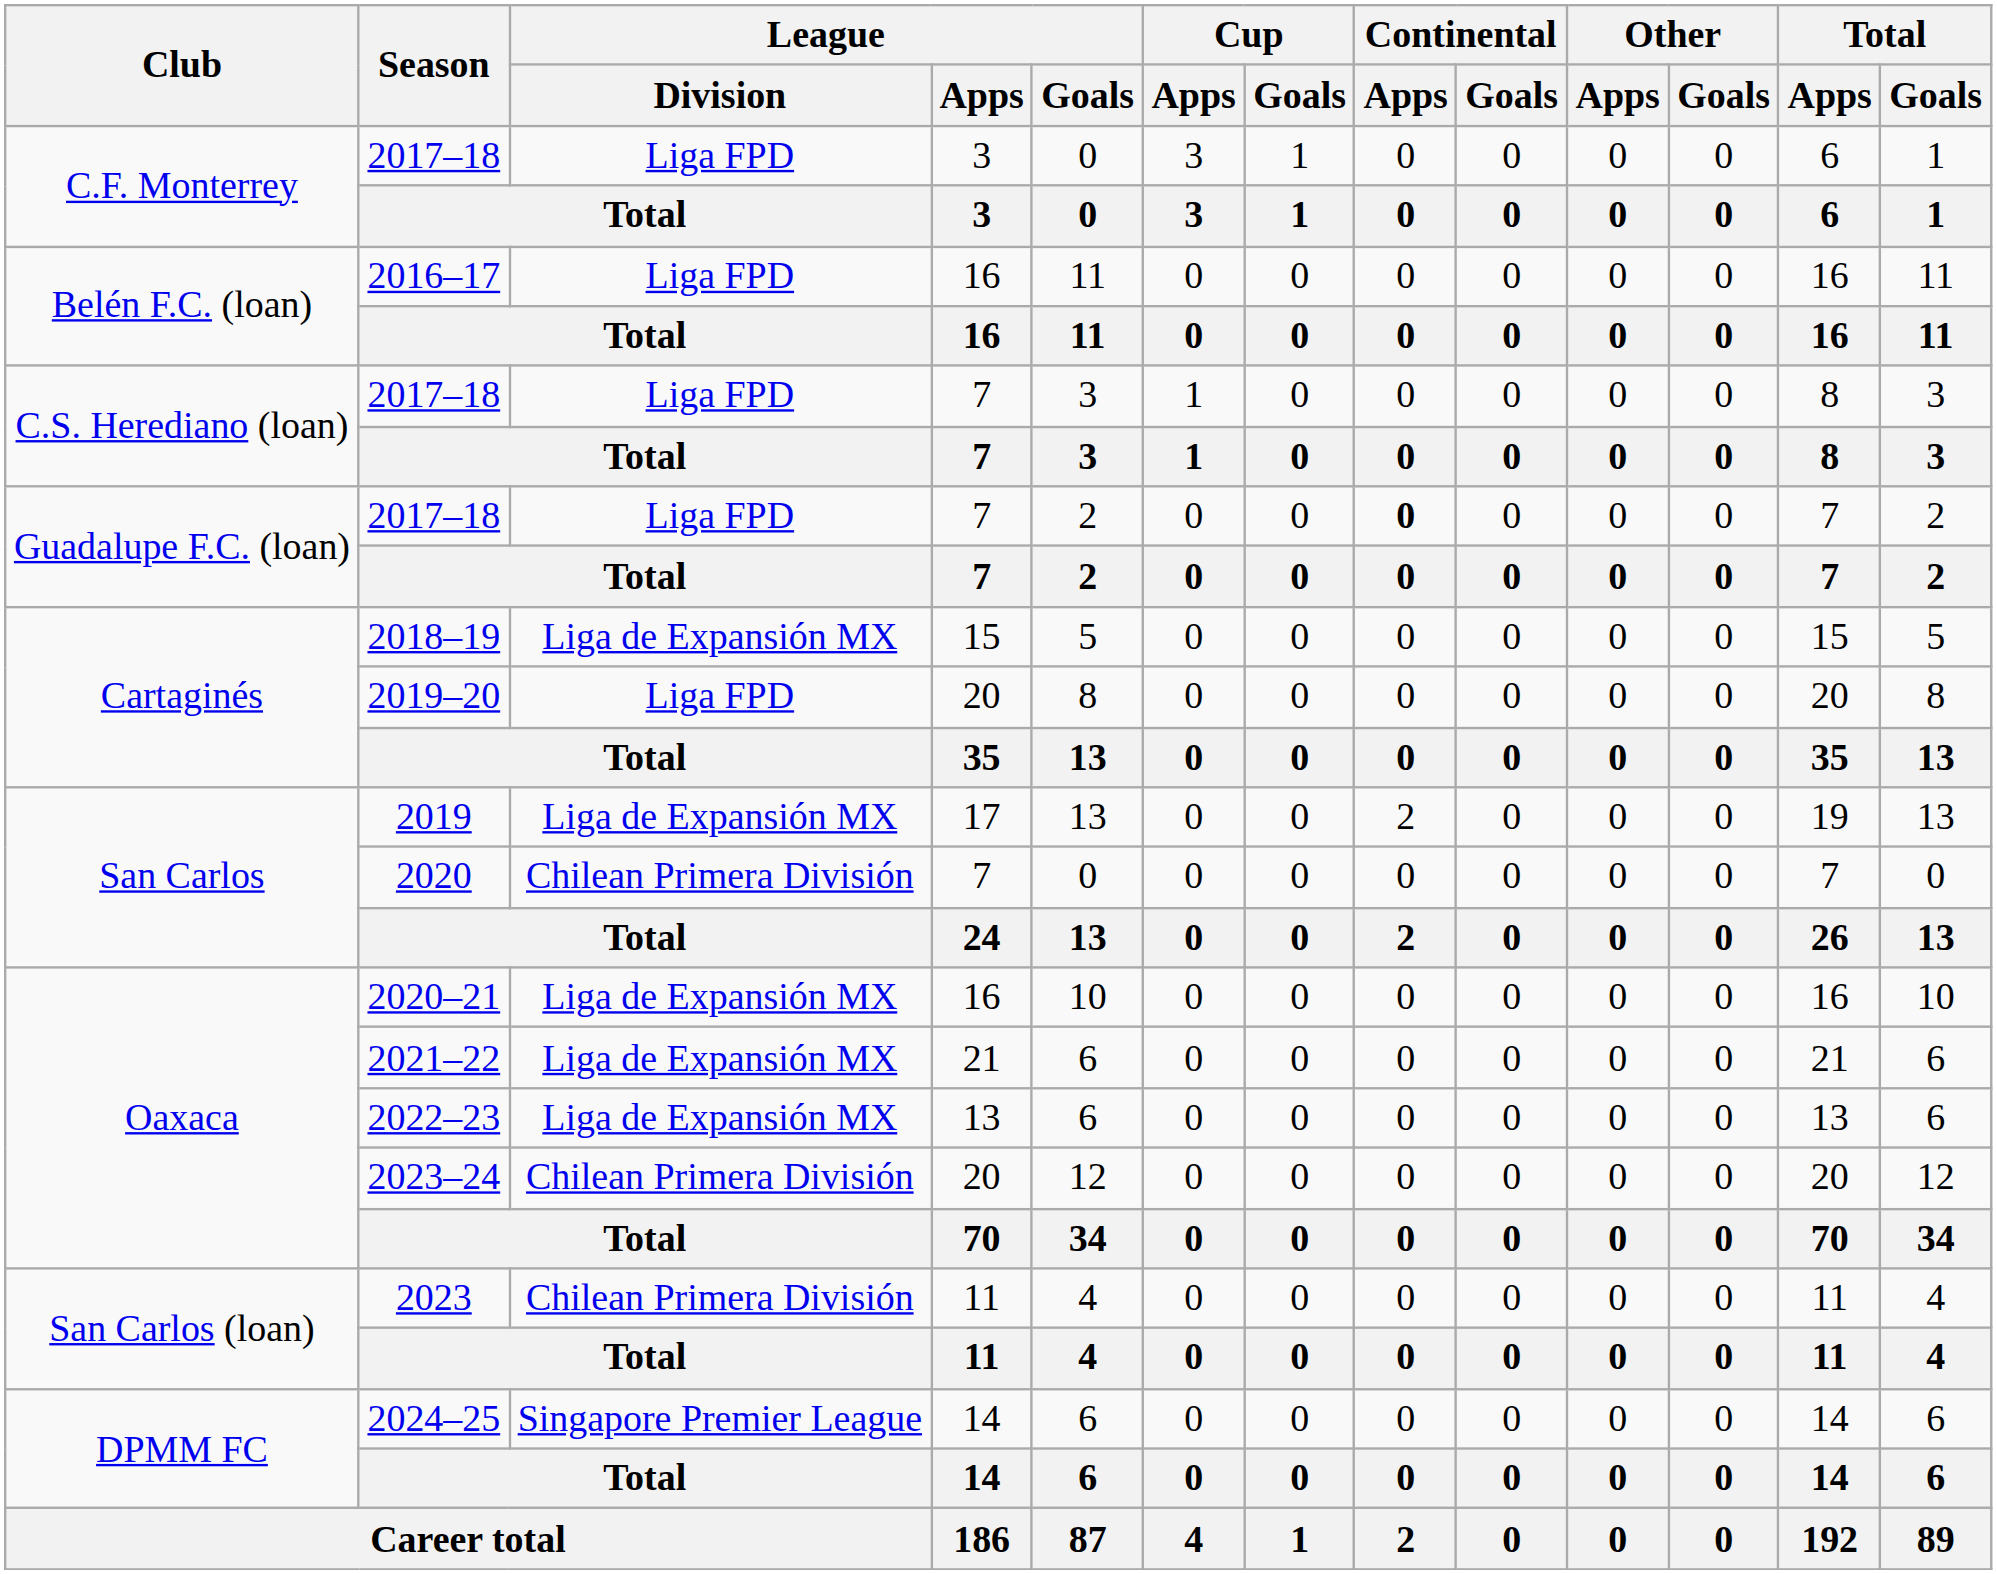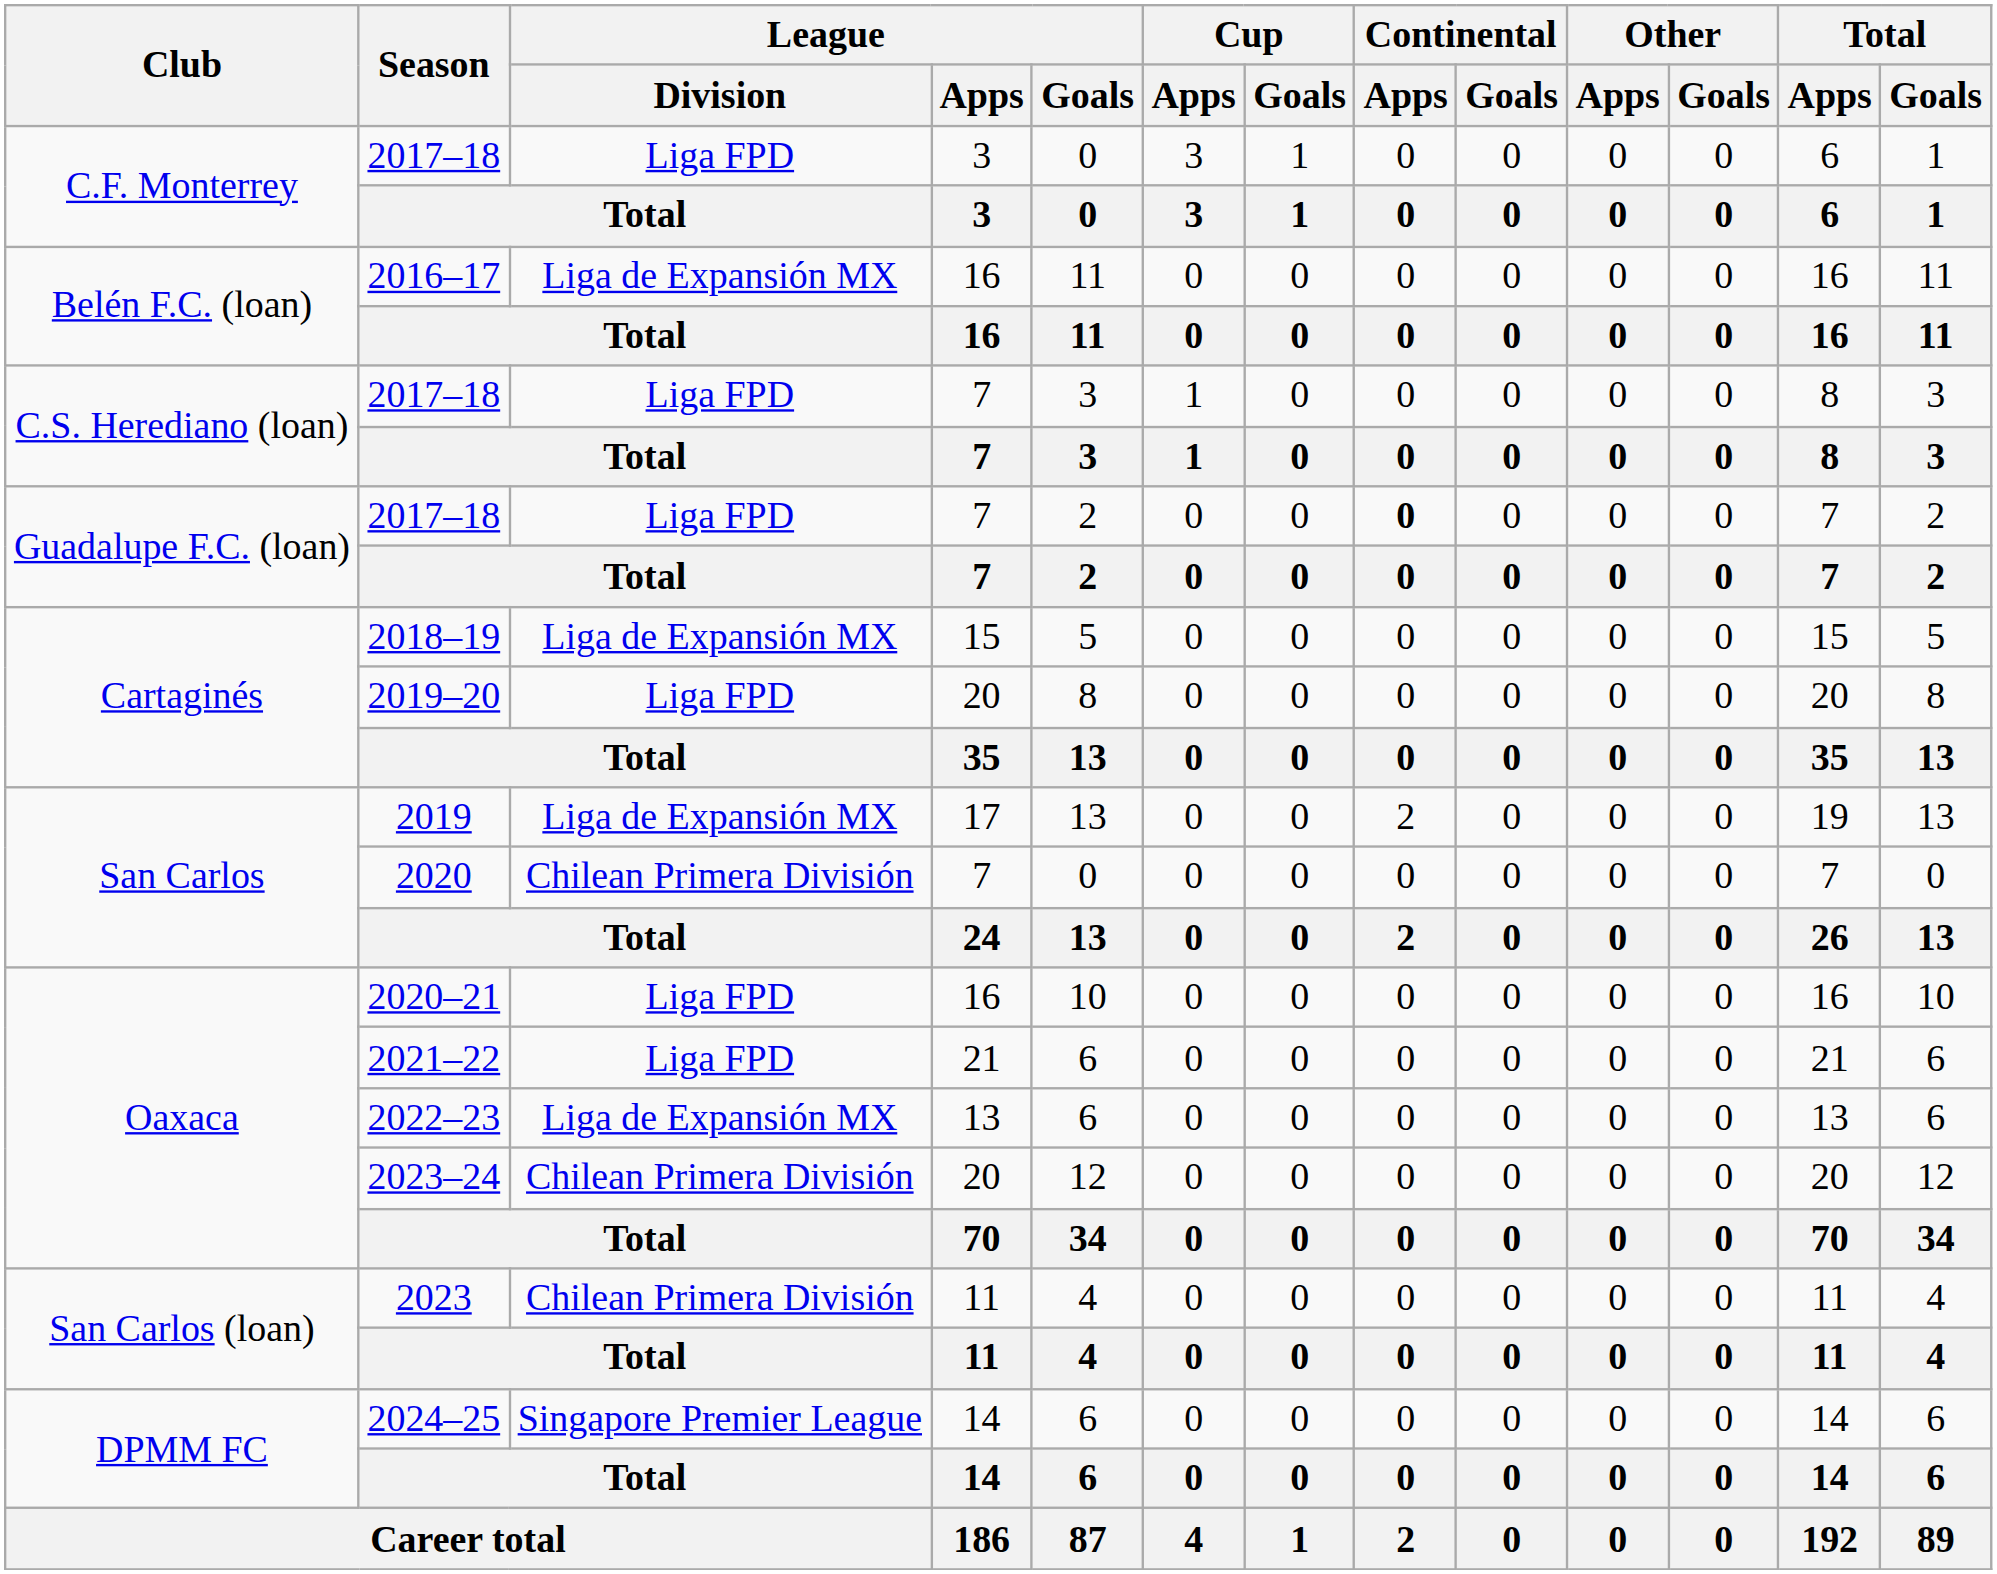(720, 275) Liga FPD -> (720, 275) Liga de Expansión MX
(720, 996) Liga de Expansión MX -> (720, 996) Liga FPD
(720, 1056) Liga de Expansión MX -> (720, 1056) Liga FPD
